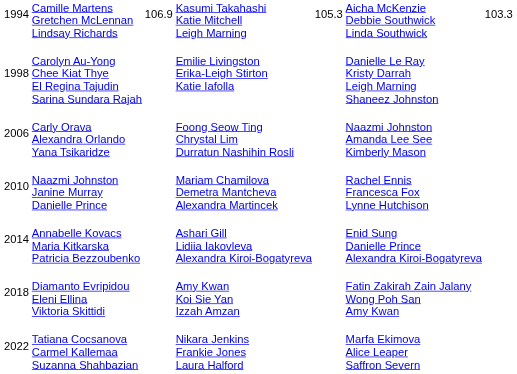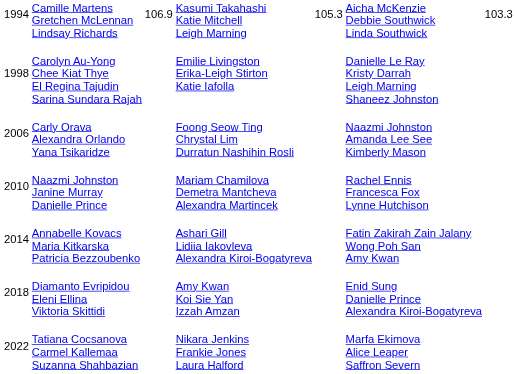(414, 246) Enid Sung Danielle Prince Alexandra Kiroi-Bogatyreva -> (408, 246) Fatin Zakirah Zain Jalany Wong Poh San Amy Kwan
(408, 299) Fatin Zakirah Zain Jalany Wong Poh San Amy Kwan -> (414, 299) Enid Sung Danielle Prince Alexandra Kiroi-Bogatyreva
